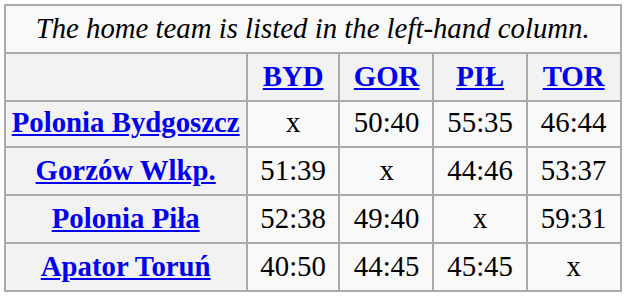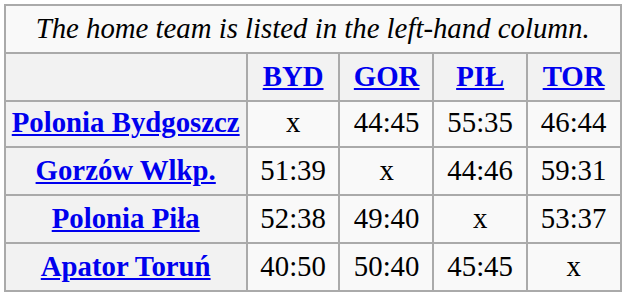(387, 123) 50:40 -> (387, 123) 44:45
(574, 171) 53:37 -> (574, 171) 59:31
(574, 218) 59:31 -> (574, 218) 53:37
(387, 266) 44:45 -> (387, 266) 50:40
